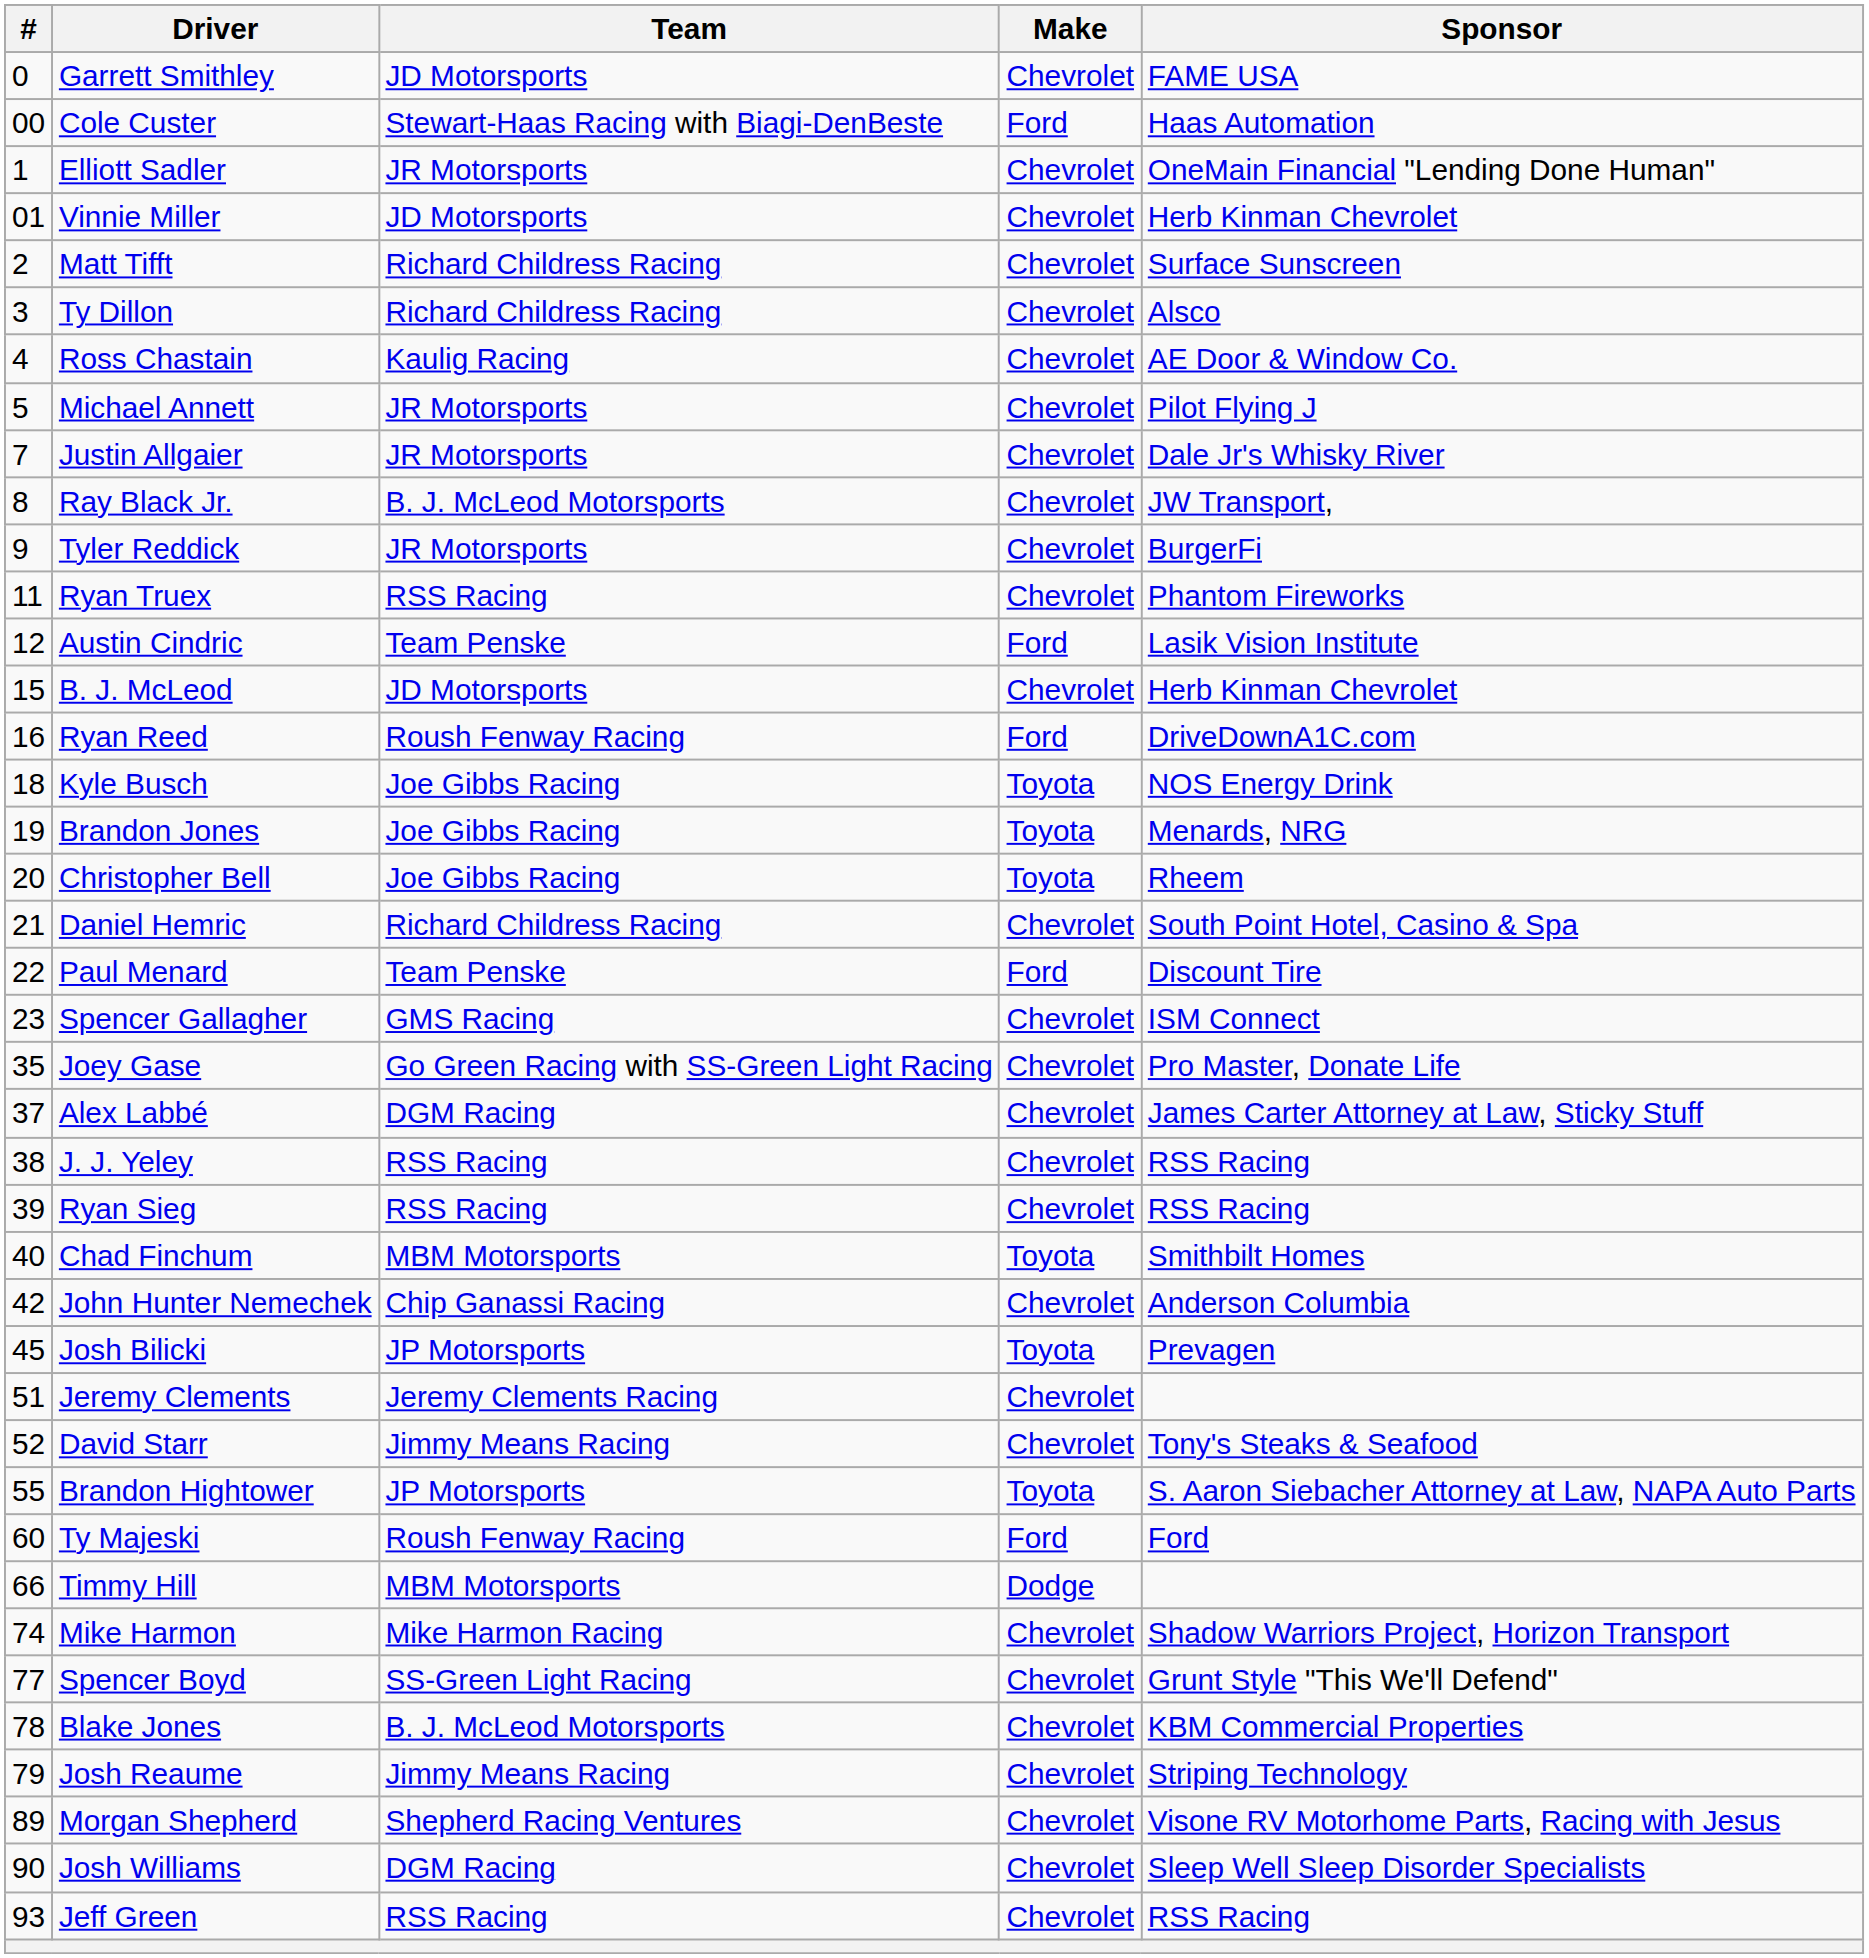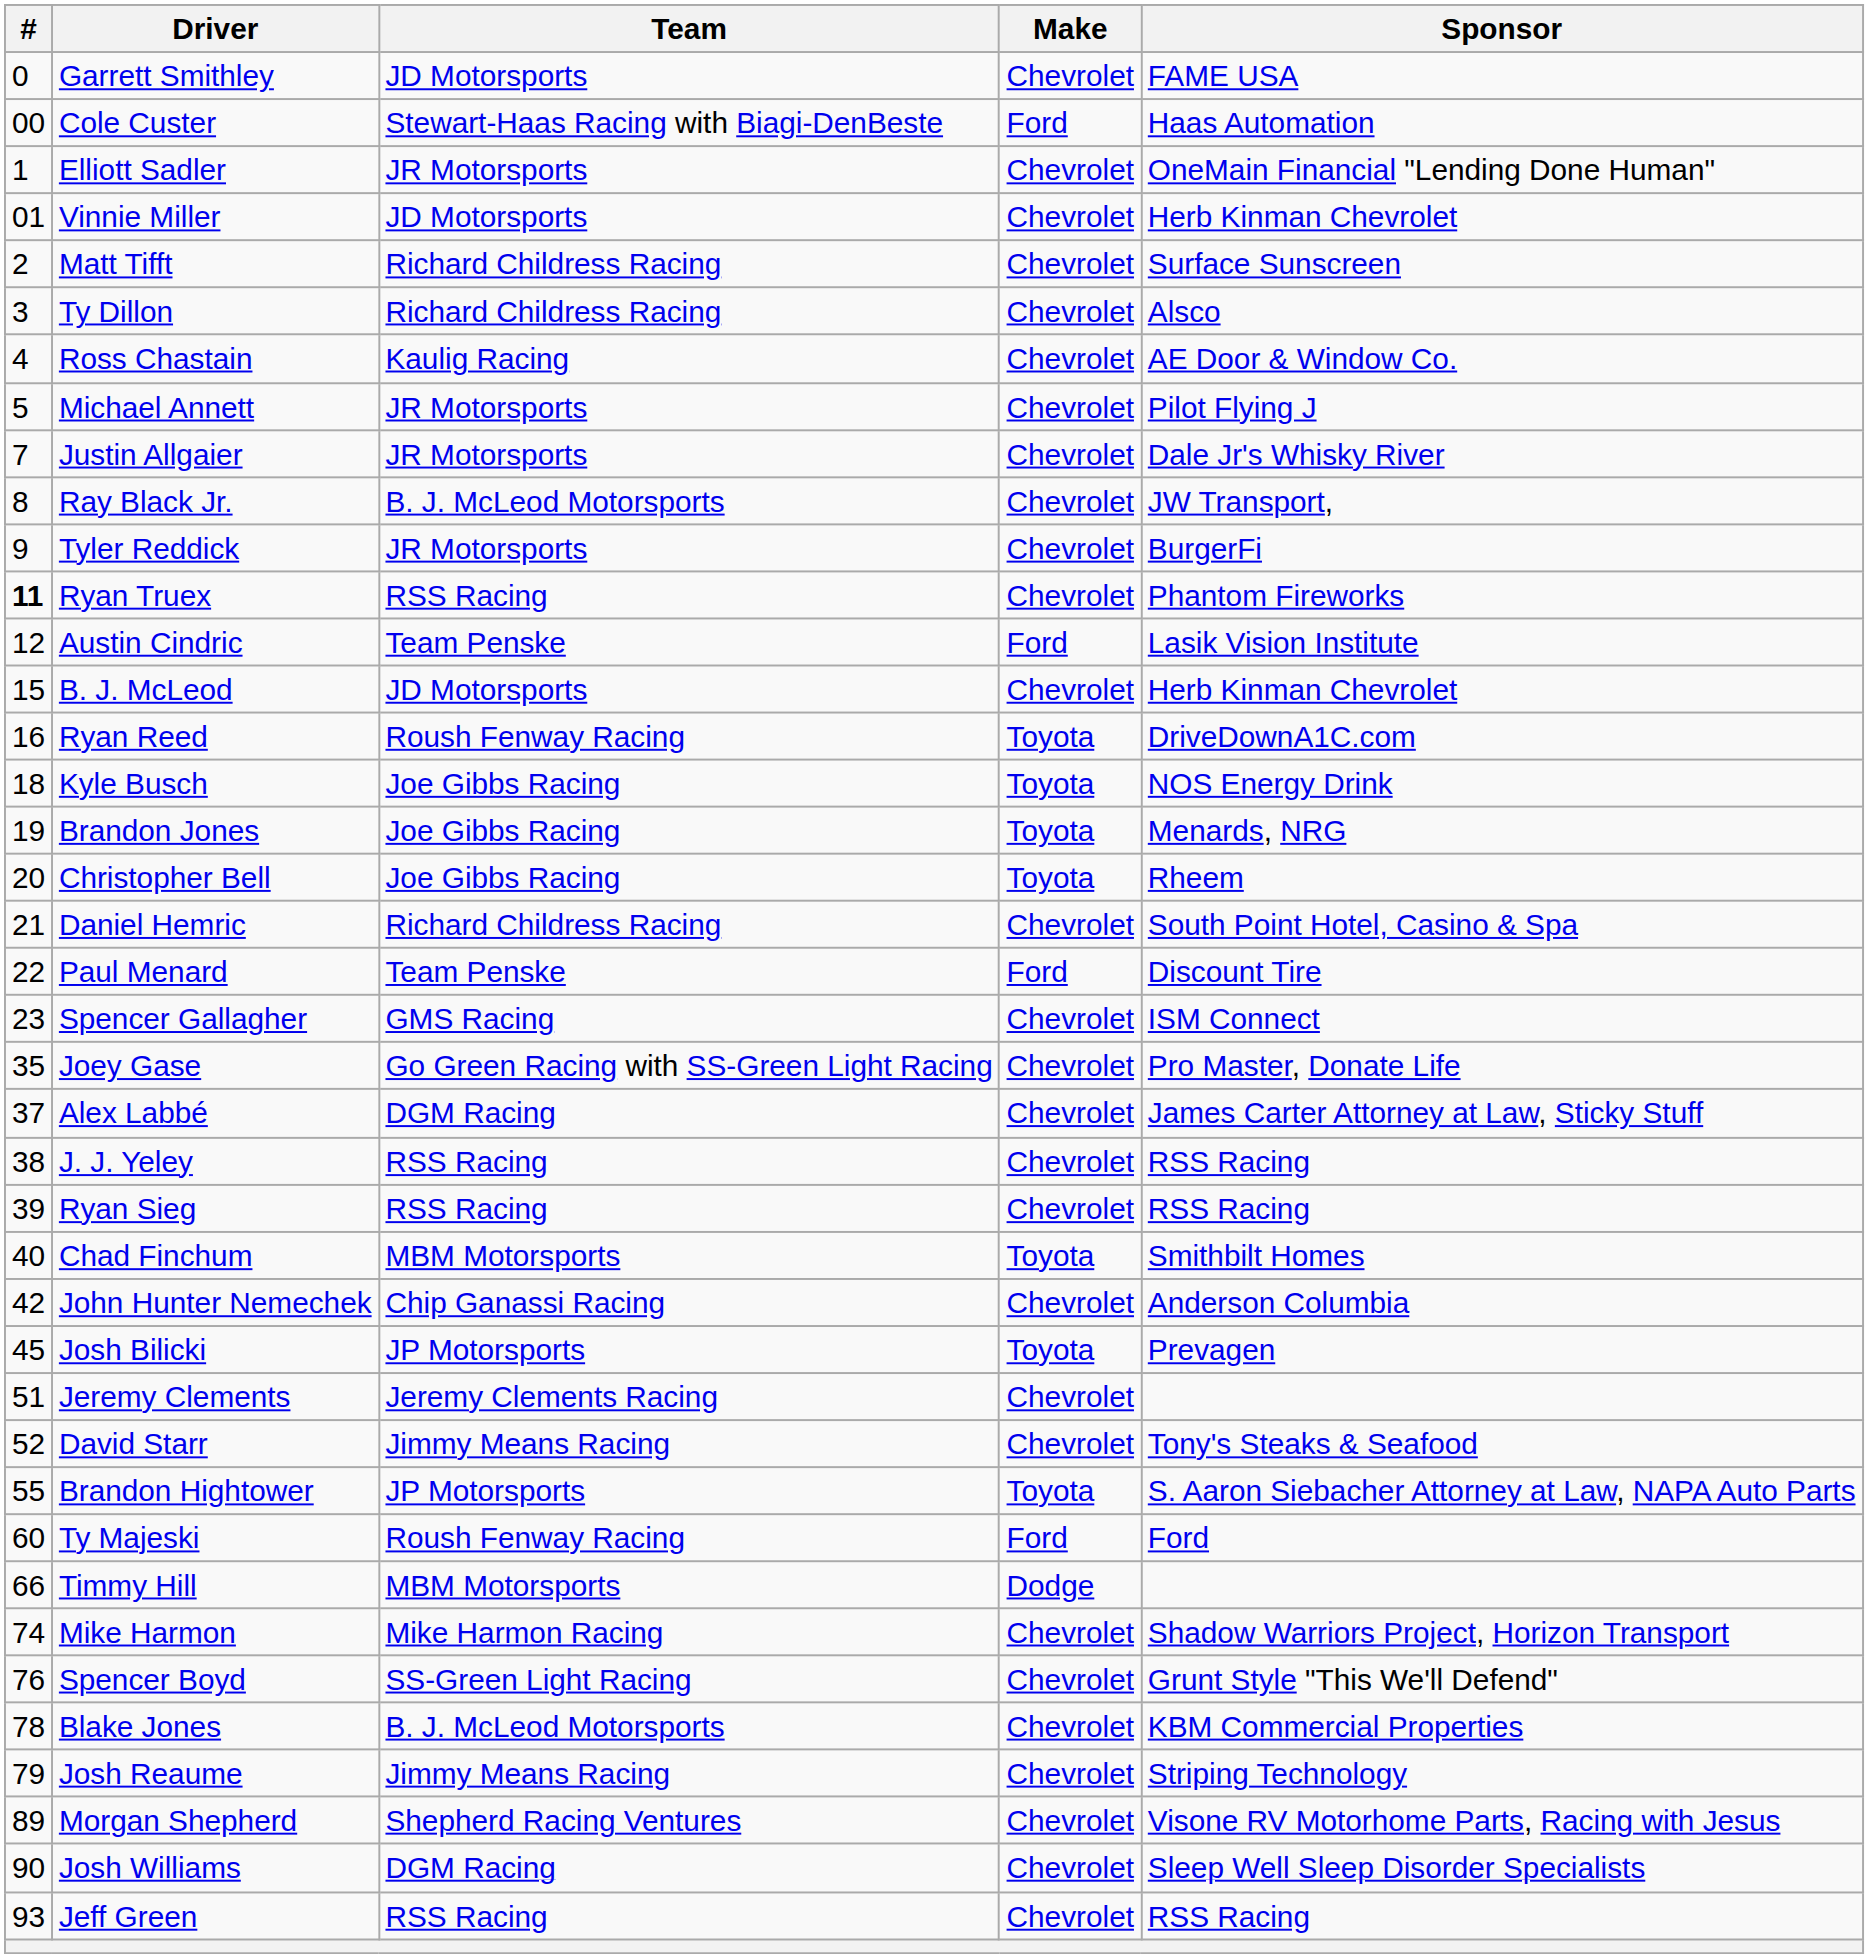(27, 595) normal -> (28, 595) bold
(1037, 736) Ford -> (1050, 736) Toyota
(28, 1679) 77 -> (28, 1679) 76
